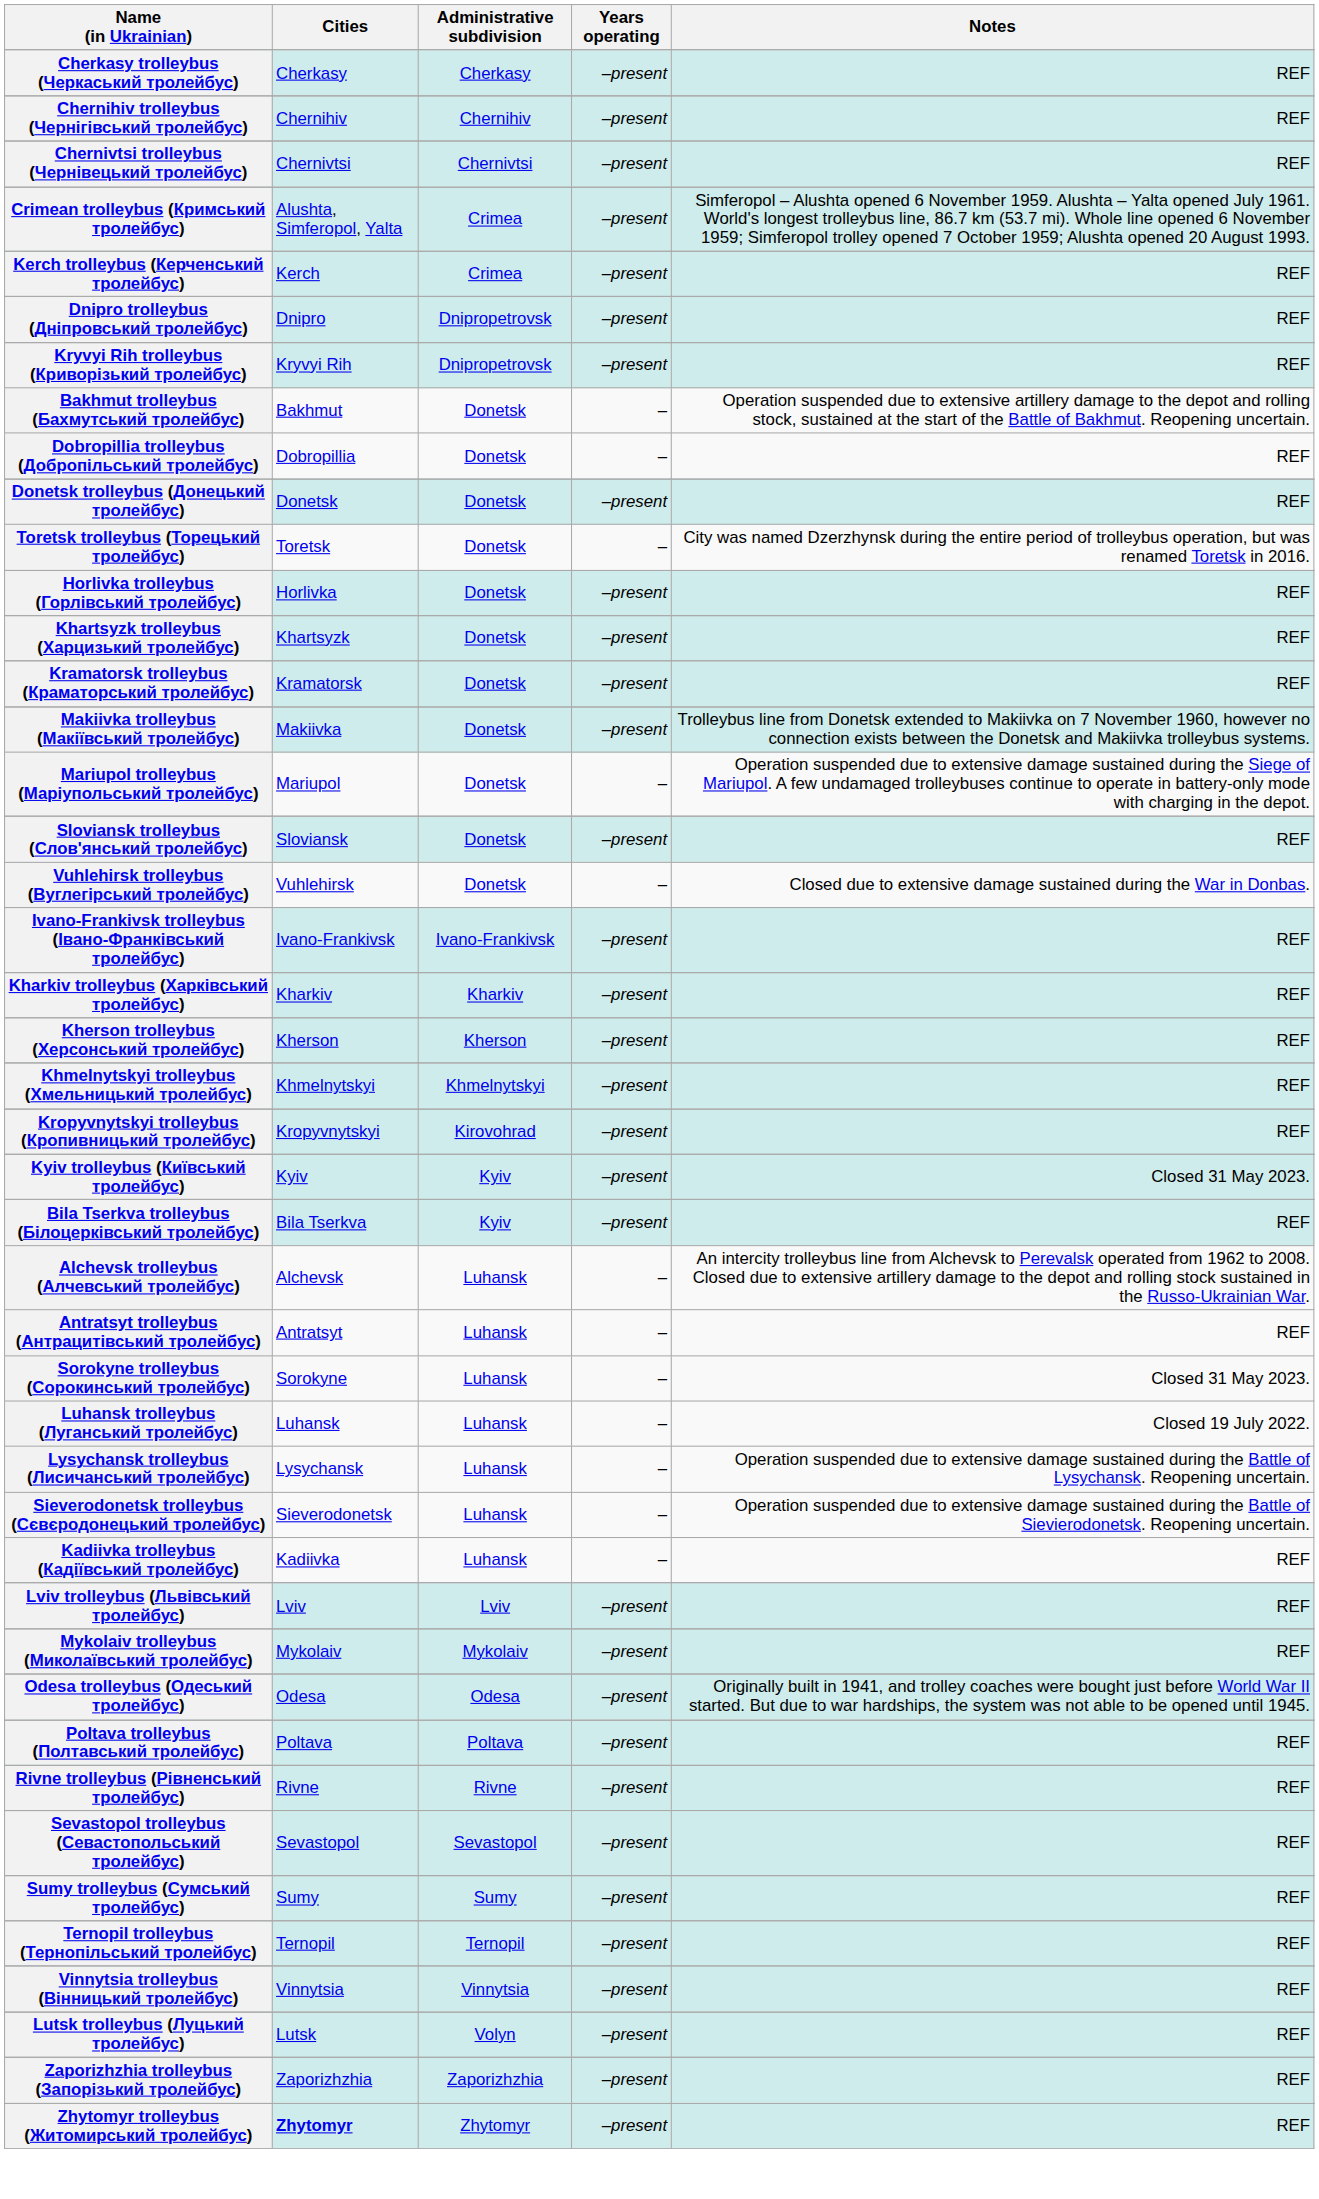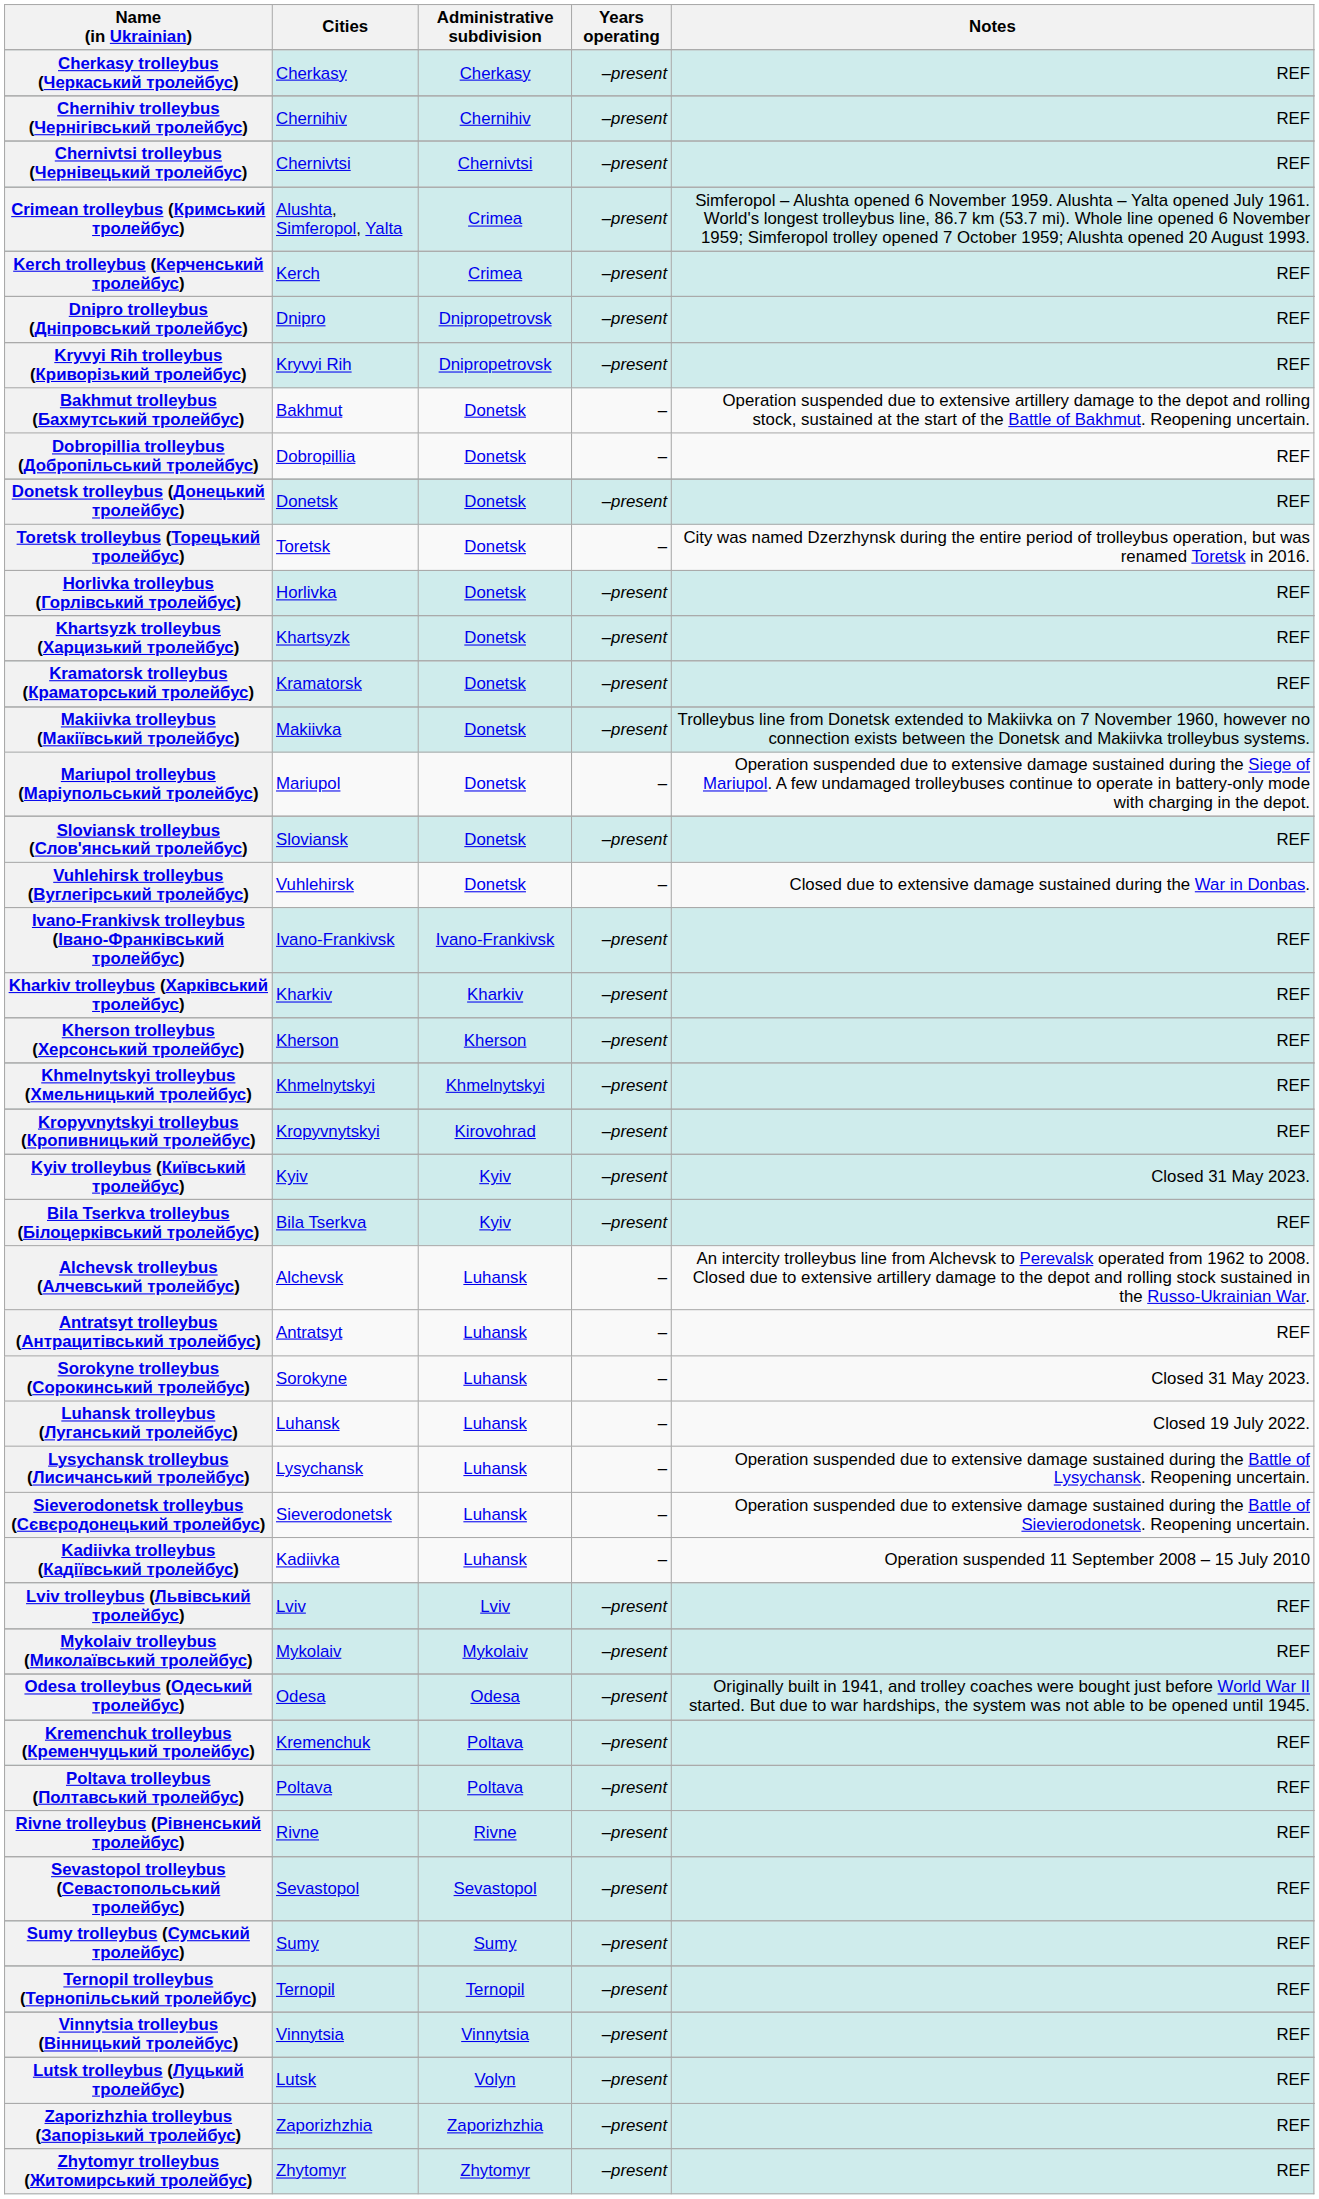(1293, 1560) REF -> (1097, 1560) Operation suspended 11 September 2008 – 15 July 2010
+ row: (138, 1742)
(314, 2125) bold -> (311, 2171) normal
